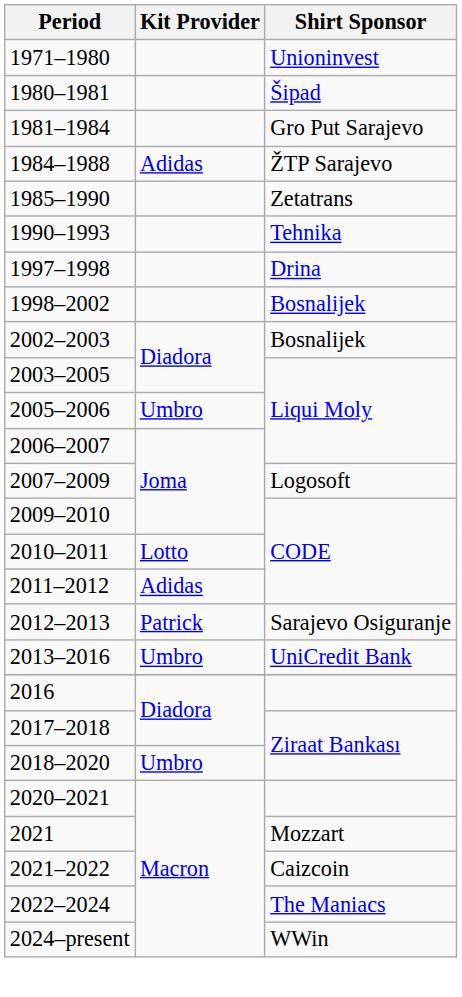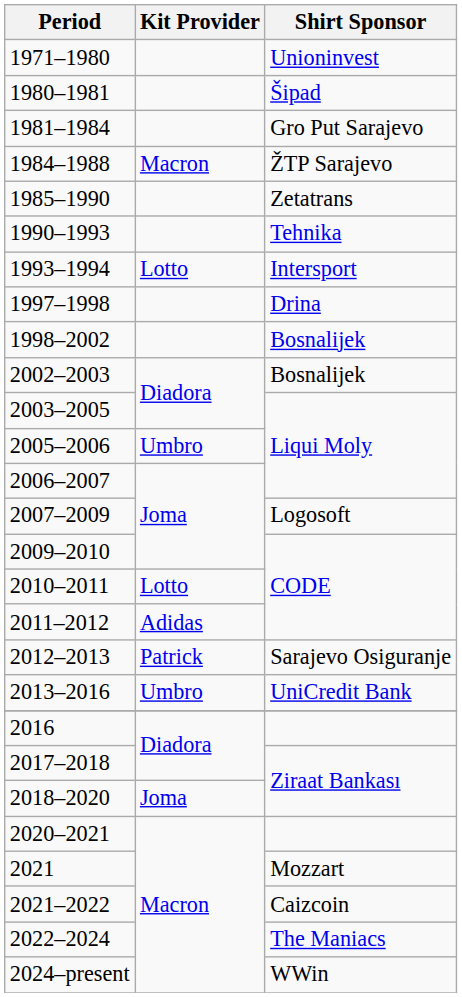(171, 163) Adidas -> (174, 163) Macron
+ row: (60, 269)
(171, 762) Umbro -> (163, 798) Joma
